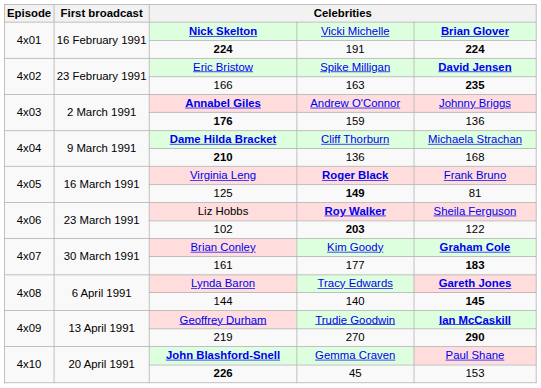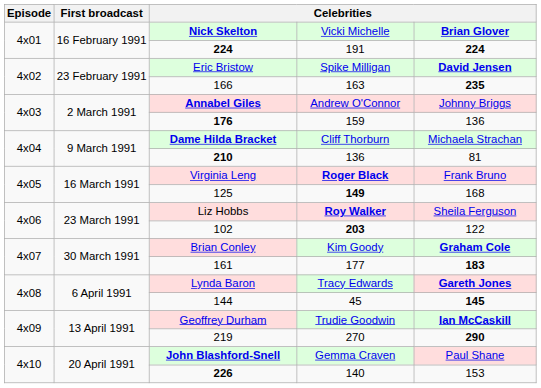(475, 157) 168 -> (475, 157) 81
(475, 193) 81 -> (475, 193) 168
(355, 301) 140 -> (355, 301) 45
(355, 373) 45 -> (355, 373) 140
